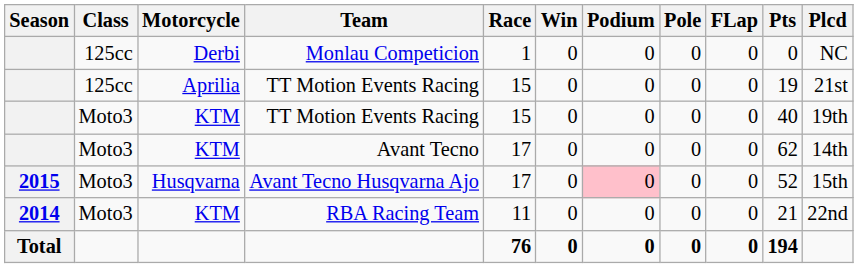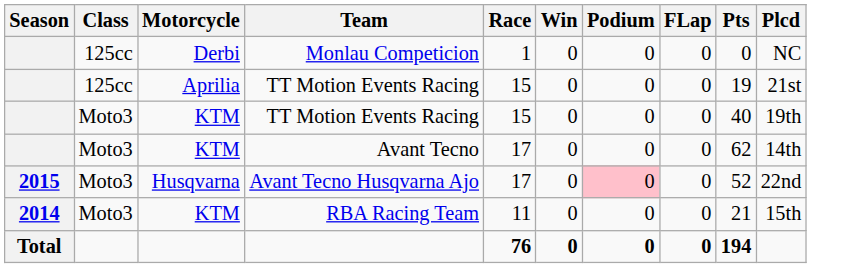- column: (683, 20)
(830, 181) 15th -> (781, 181) 22nd
(828, 213) 22nd -> (783, 213) 15th
